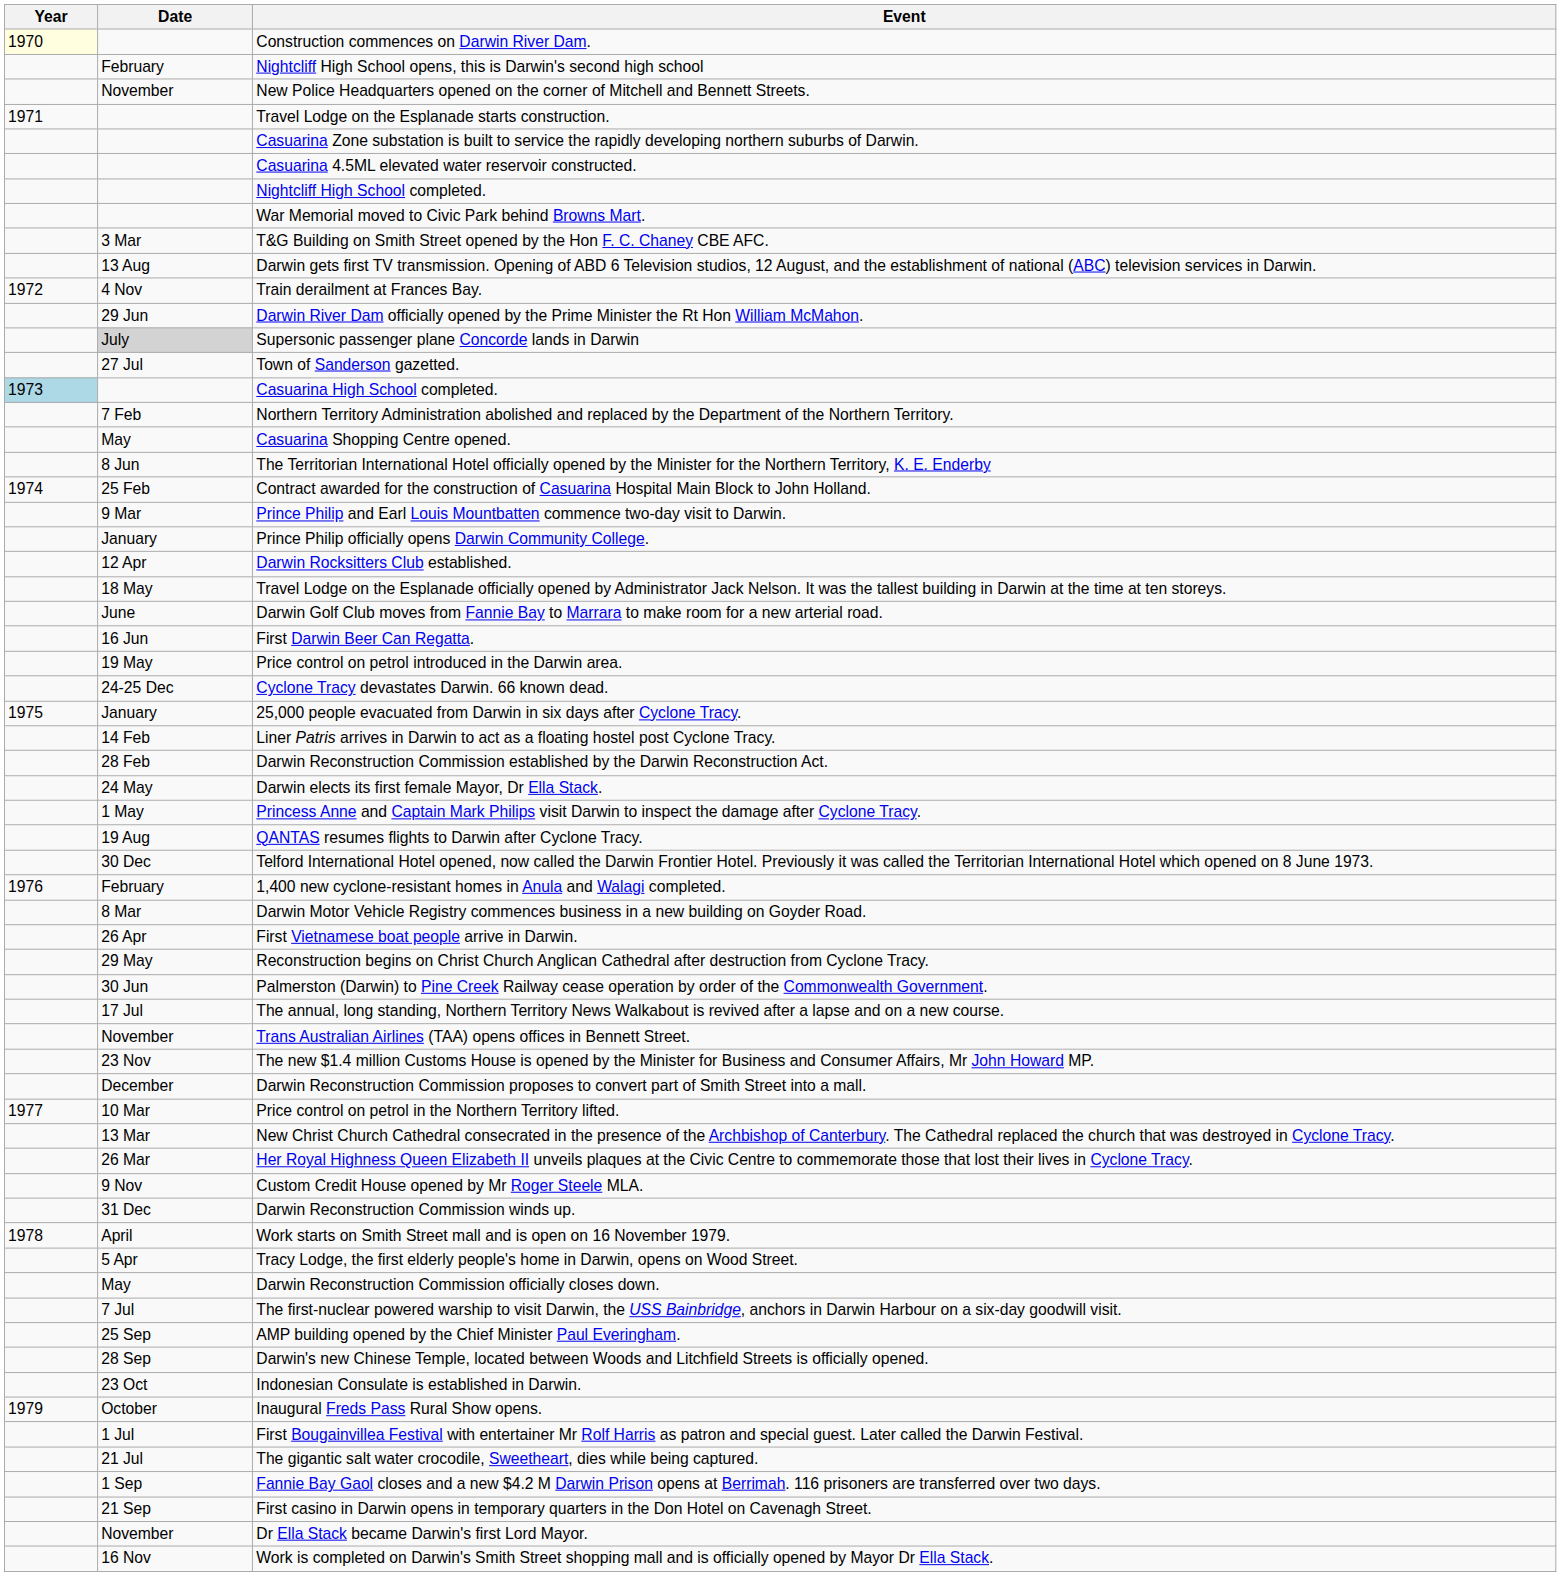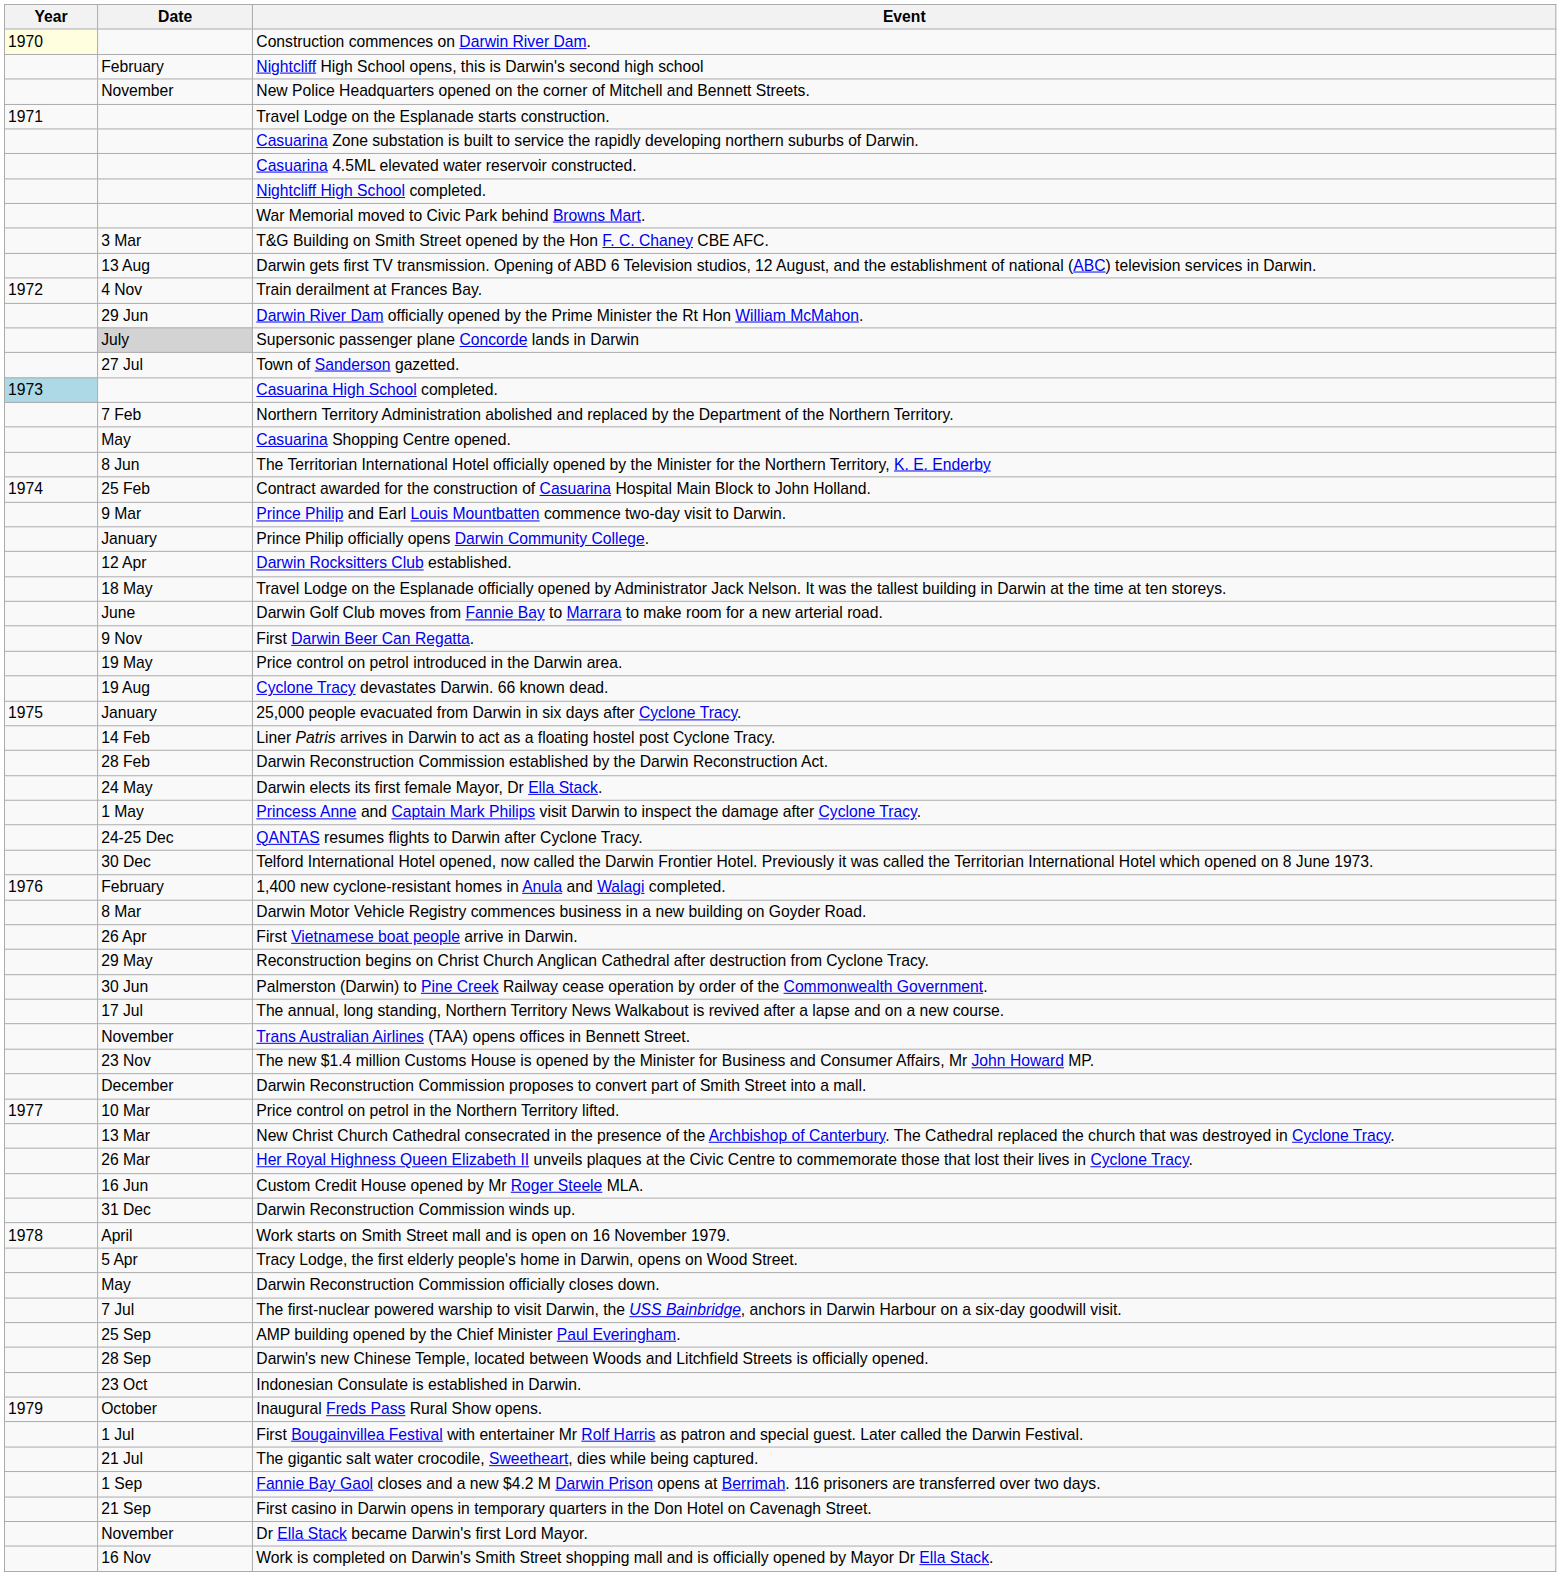(125, 638) 16 Jun -> (122, 638) 9 Nov
(137, 688) 24-25 Dec -> (126, 688) 19 Aug
(126, 837) 19 Aug -> (137, 837) 24-25 Dec
(122, 1185) 9 Nov -> (125, 1185) 16 Jun
